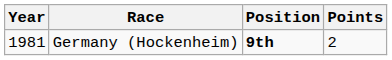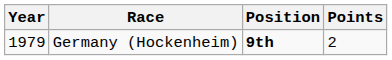(27, 42) 1981 -> (27, 42) 1979
